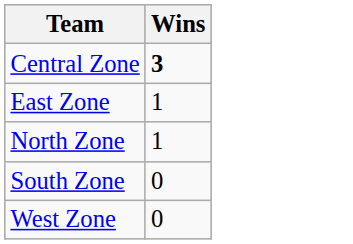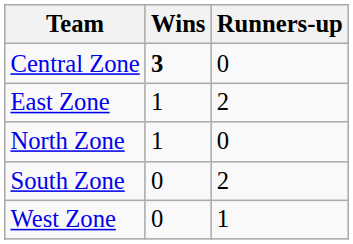+ column: (280, 24)
